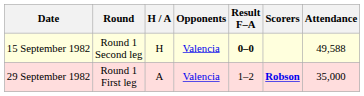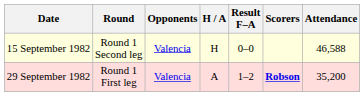columns swapped: (201, 19) <-> (159, 19)
(246, 48) bold -> (246, 48) normal
(331, 48) 49,588 -> (331, 48) 46,588
(331, 77) 35,000 -> (331, 77) 35,200
